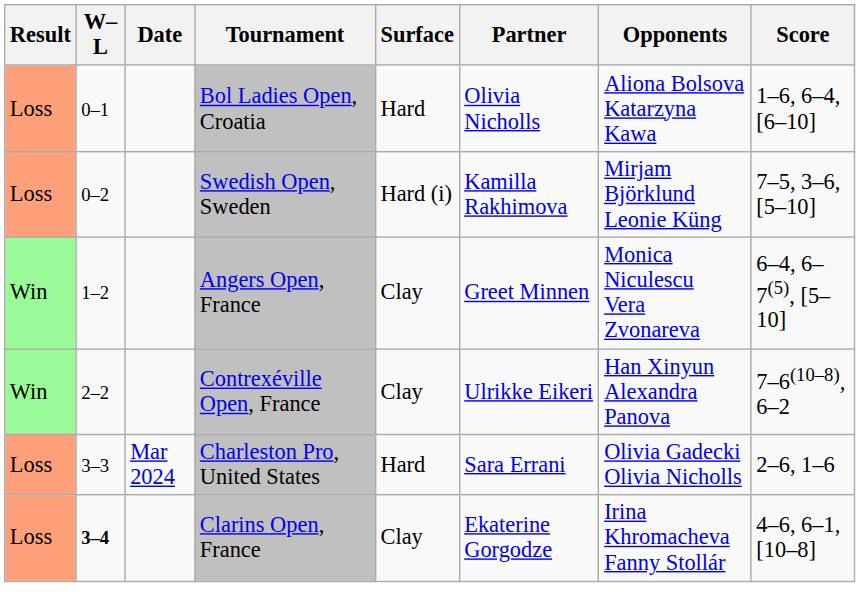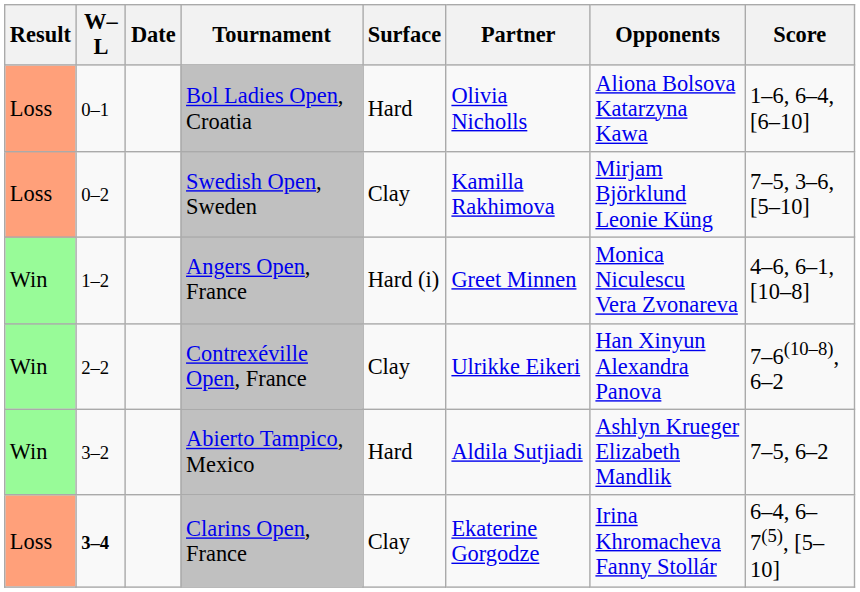(416, 194) Hard (i) -> (389, 194) Clay
(402, 292) Clay -> (403, 280) Hard (i)
(793, 292) 6–4, 6–7(5), [5–10] -> (792, 280) 4–6, 6–1, [10–8]
+ row: (265, 451)
- row: (269, 464)
(798, 537) 4–6, 6–1, [10–8] -> (787, 540) 6–4, 6–7(5), [5–10]
